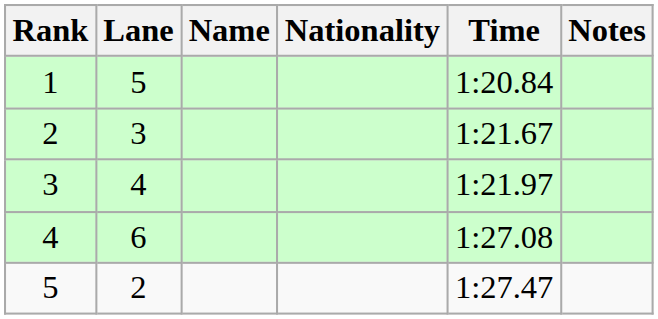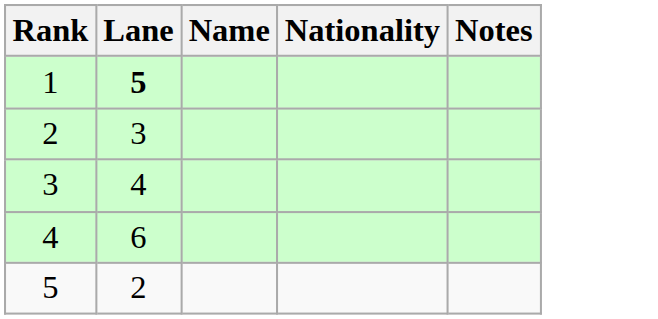- column: (504, 30)
(138, 81) normal -> (138, 81) bold
